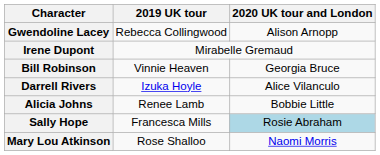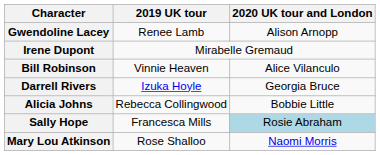(171, 31) Rebecca Collingwood -> (171, 31) Renee Lamb
(302, 68) Georgia Bruce -> (302, 68) Alice Vilanculo
(302, 86) Alice Vilanculo -> (302, 86) Georgia Bruce
(171, 104) Renee Lamb -> (171, 104) Rebecca Collingwood
